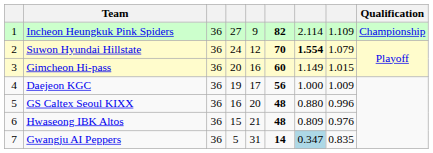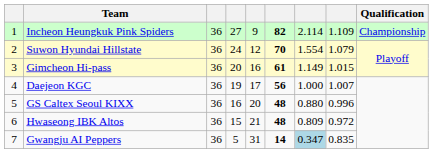(310, 49) bold -> (310, 49) normal
(280, 67) 60 -> (280, 67) 61
(341, 85) 1.009 -> (341, 85) 1.007
(341, 121) 0.976 -> (341, 121) 0.972
